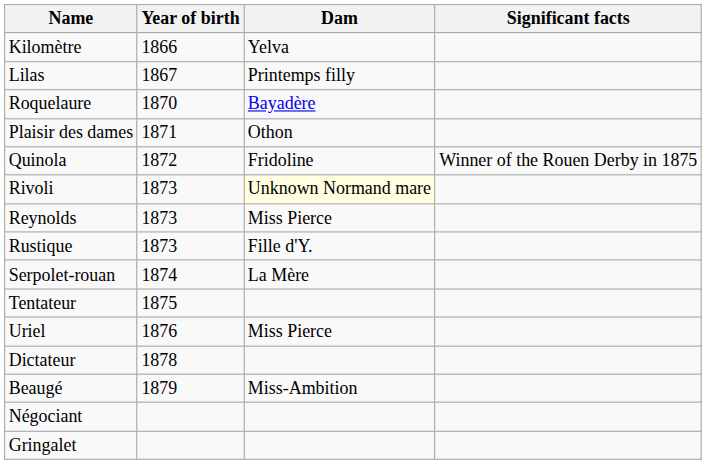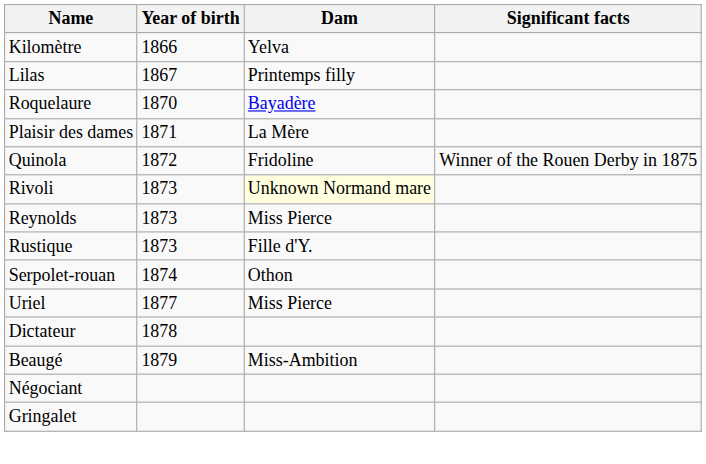(270, 132) Othon -> (278, 132) La Mère
(278, 274) La Mère -> (270, 274) Othon
- row: (42, 302)
(159, 331) 1876 -> (159, 302) 1877
